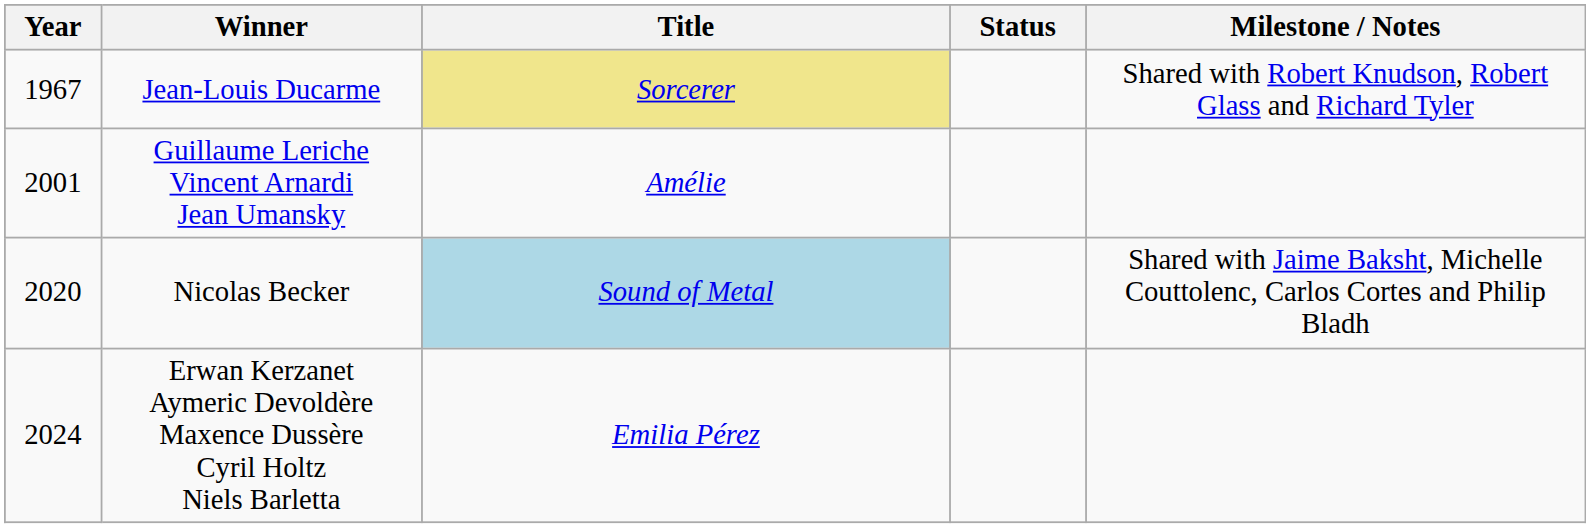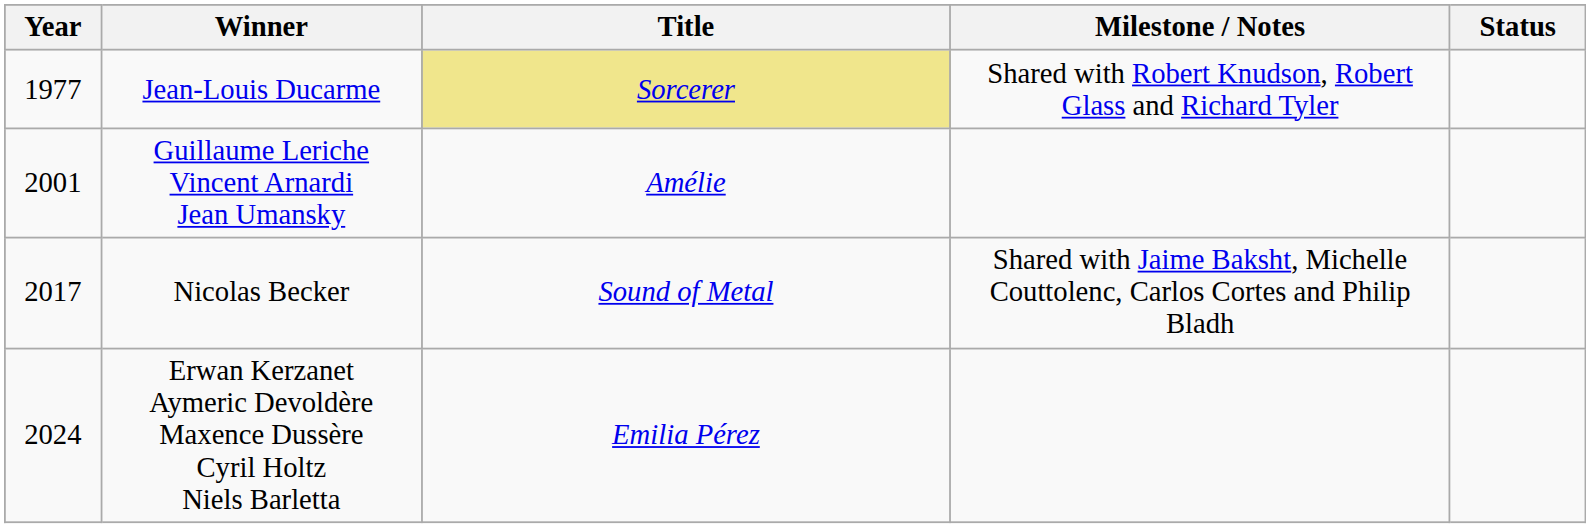columns swapped: (1018, 27) <-> (1335, 27)
(53, 88) 1967 -> (53, 88) 1977
(53, 292) 2020 -> (53, 292) 2017
(686, 292) lightblue background -> (686, 292) no background
